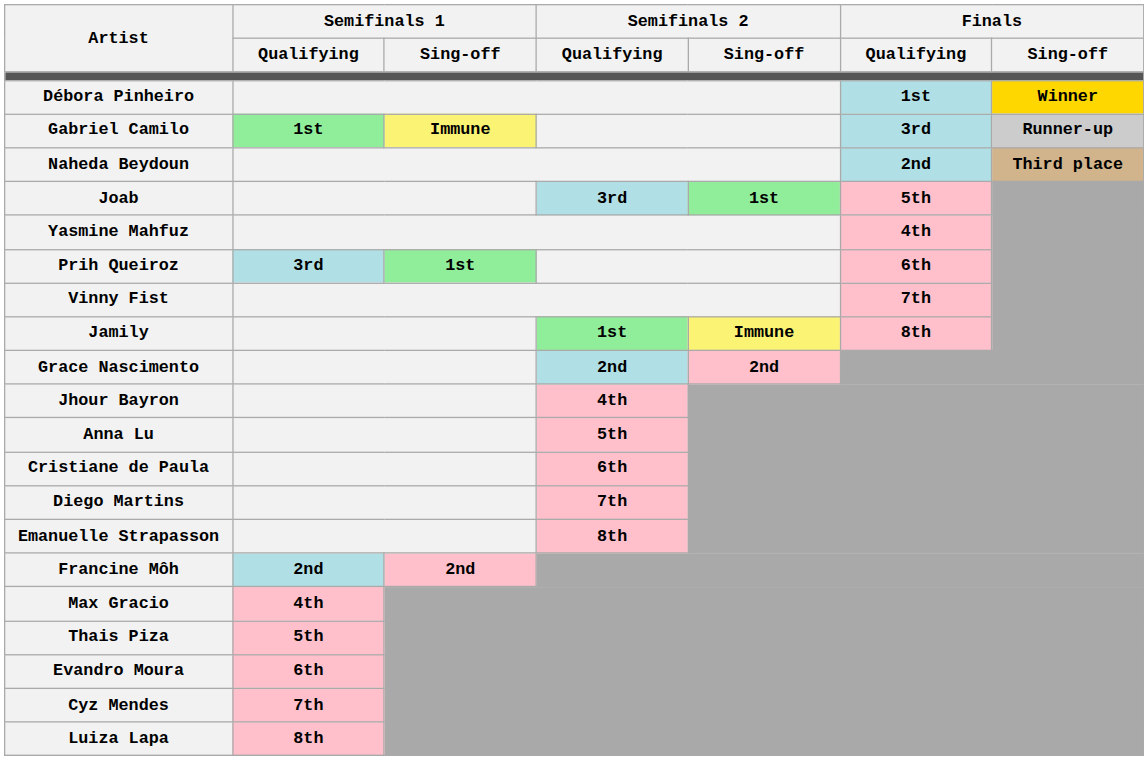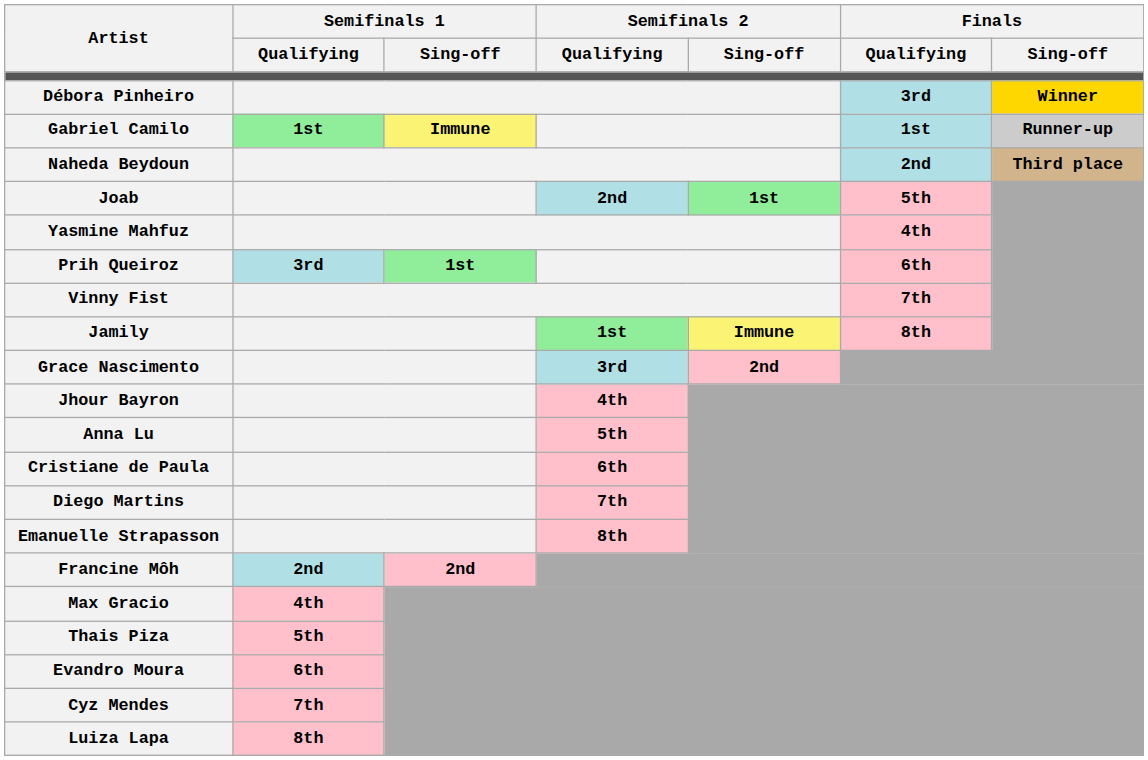(916, 96) 1st -> (916, 96) 3rd
(916, 130) 3rd -> (916, 130) 1st
(612, 198) 3rd -> (612, 198) 2nd
(612, 367) 2nd -> (612, 367) 3rd
